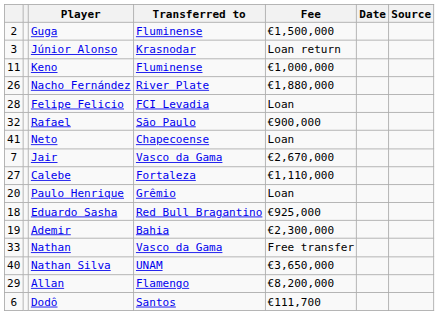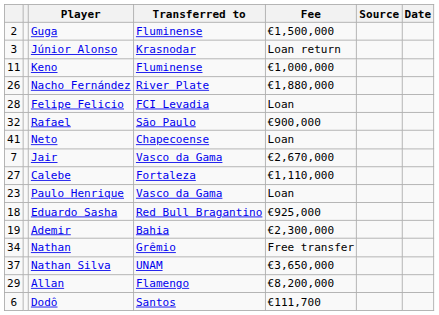columns swapped: (373, 13) <-> (411, 13)
(14, 194) 20 -> (14, 194) 23
(156, 194) Grêmio -> (179, 194) Vasco da Gama
(14, 248) 33 -> (14, 248) 34
(179, 248) Vasco da Gama -> (156, 248) Grêmio
(14, 266) 40 -> (14, 266) 37
